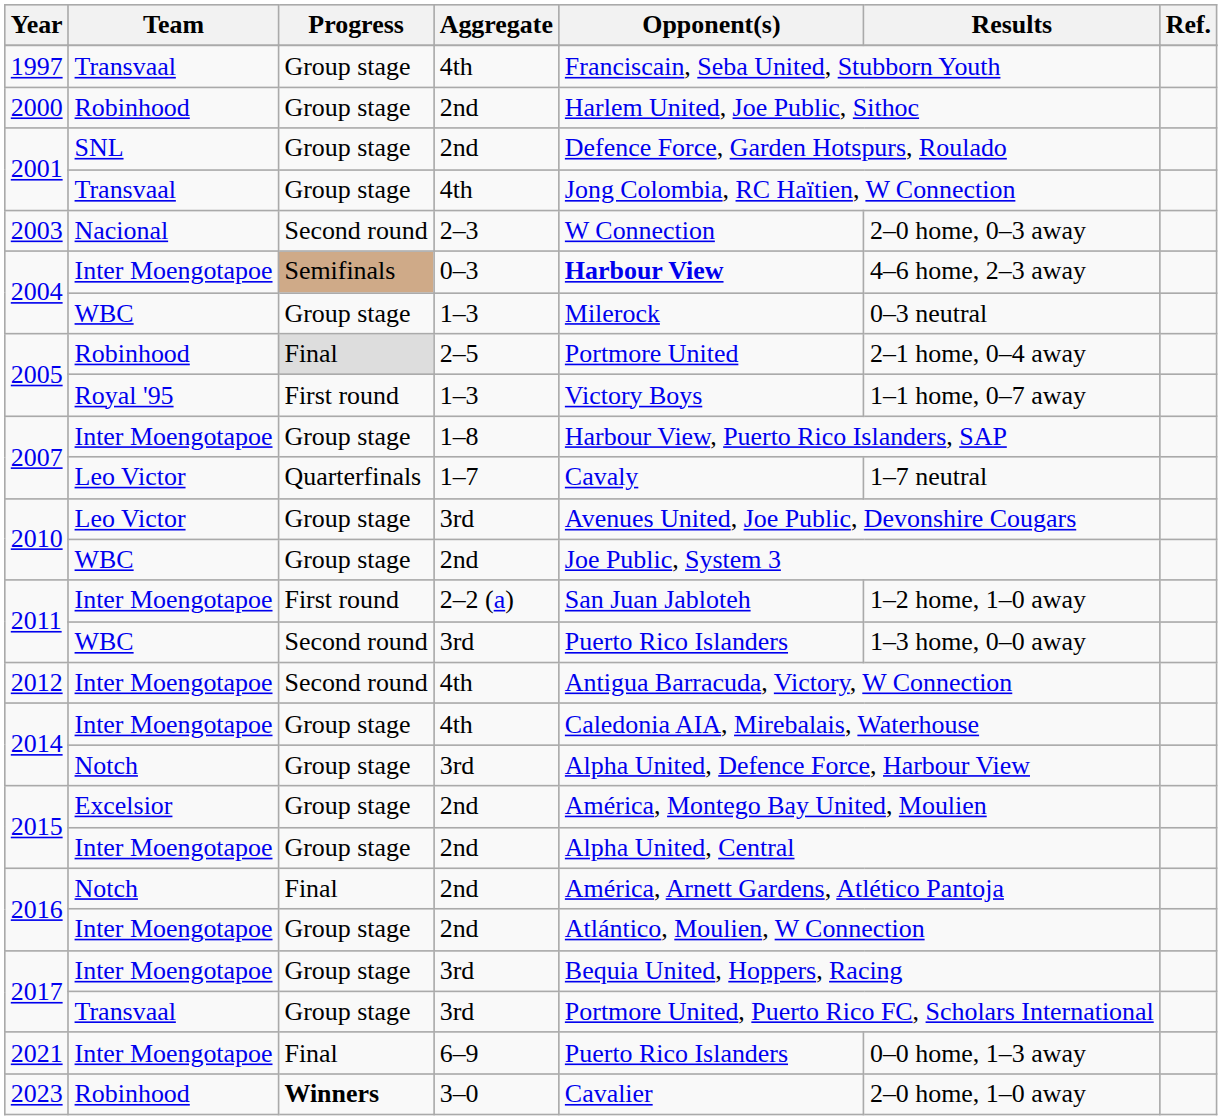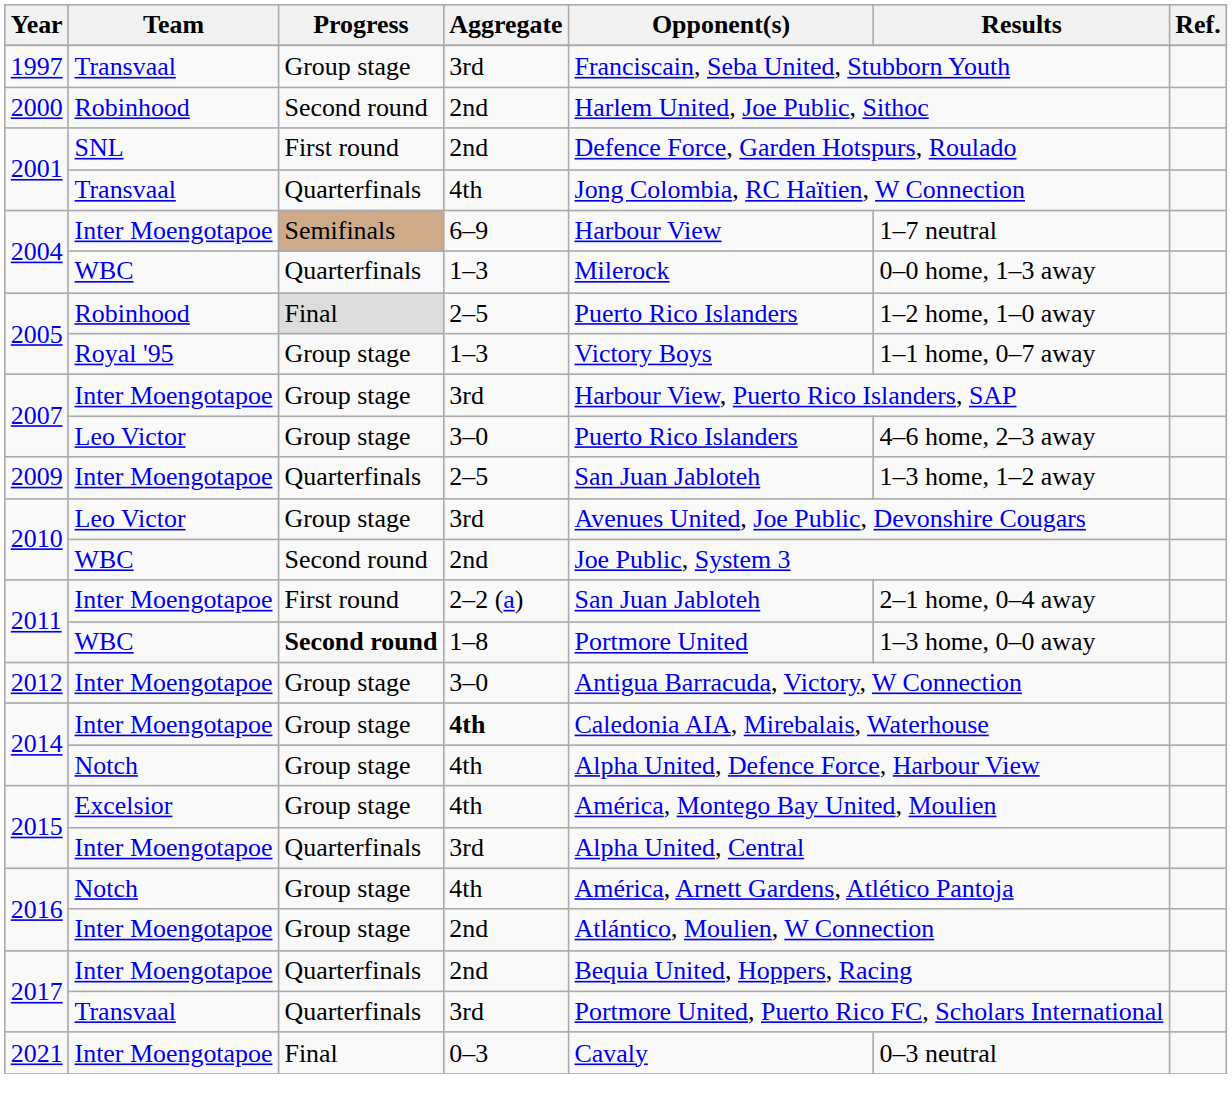(456, 66) 4th -> (467, 66) 3rd
(347, 107) Group stage -> (356, 107) Second round
(347, 148) Group stage -> (342, 148) First round
(347, 189) Group stage -> (353, 189) Quarterfinals
- row: (37, 230)
(459, 271) 0–3 -> (469, 230) 6–9
(644, 271) bold -> (648, 230) normal
(978, 271) 4–6 home, 2–3 away -> (938, 230) 1–7 neutral
(347, 312) Group stage -> (353, 271) Quarterfinals
(929, 312) 0–3 neutral -> (988, 271) 0–0 home, 1–3 away
(652, 353) Portmore United -> (686, 312) Puerto Rico Islanders
(978, 353) 2–1 home, 0–4 away -> (988, 312) 1–2 home, 1–0 away
(342, 395) First round -> (347, 353) Group stage
(459, 436) 1–8 -> (467, 395) 3rd
(353, 477) Quarterfinals -> (347, 436) Group stage
(459, 477) 1–7 -> (469, 436) 3–0
(602, 477) Cavaly -> (686, 436) Puerto Rico Islanders
(929, 477) 1–7 neutral -> (988, 436) 4–6 home, 2–3 away
+ row: (37, 477)
(347, 559) Group stage -> (356, 559) Second round
(978, 600) 1–2 home, 1–0 away -> (988, 600) 2–1 home, 0–4 away
(356, 641) normal -> (361, 641) bold
(457, 641) 3rd -> (469, 641) 1–8
(676, 641) Puerto Rico Islanders -> (661, 641) Portmore United
(356, 682) Second round -> (347, 682) Group stage
(456, 682) 4th -> (469, 682) 3–0
(456, 723) normal -> (467, 723) bold
(457, 764) 3rd -> (466, 764) 4th
(459, 806) 2nd -> (466, 806) 4th
(347, 847) Group stage -> (353, 847) Quarterfinals
(459, 847) 2nd -> (467, 847) 3rd
(311, 888) Final -> (347, 888) Group stage
(459, 888) 2nd -> (466, 888) 4th
(347, 970) Group stage -> (353, 970) Quarterfinals
(457, 970) 3rd -> (469, 970) 2nd
(347, 1011) Group stage -> (353, 1011) Quarterfinals
(459, 1052) 6–9 -> (469, 1052) 0–3
(676, 1052) Puerto Rico Islanders -> (611, 1052) Cavaly
(978, 1052) 0–0 home, 1–3 away -> (938, 1052) 0–3 neutral
- row: (37, 1093)
